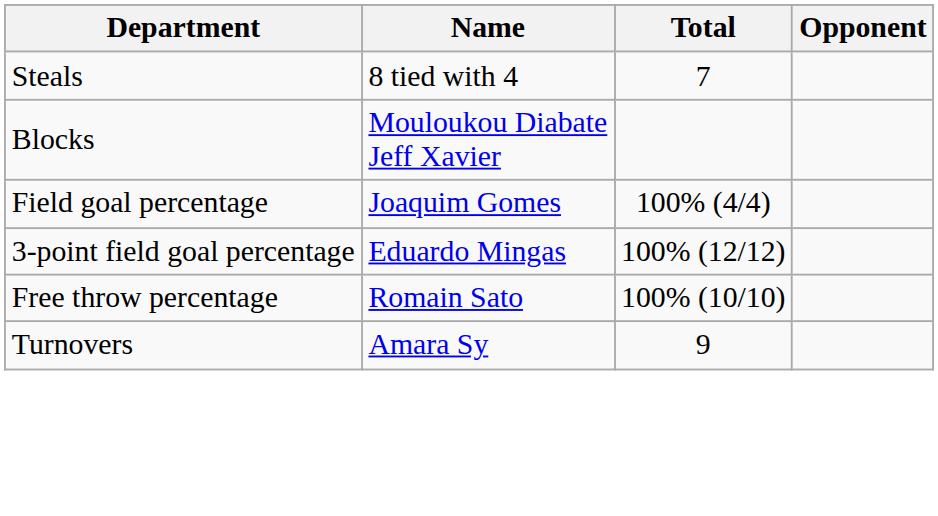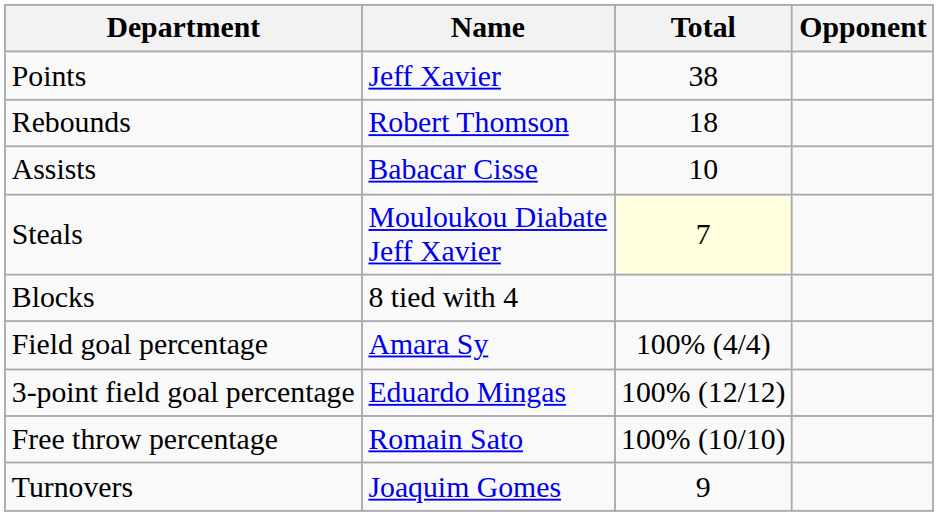+ row: (49, 75)
+ row: (71, 122)
+ row: (54, 169)
(443, 75) 8 tied with 4 -> (488, 233) Mouloukou Diabate Jeff Xavier
(703, 75) no background -> (703, 233) lightyellow background
(488, 139) Mouloukou Diabate Jeff Xavier -> (443, 297) 8 tied with 4
(465, 203) Joaquim Gomes -> (428, 344) Amara Sy
(428, 344) Amara Sy -> (465, 486) Joaquim Gomes
